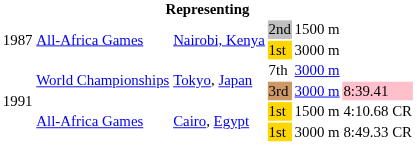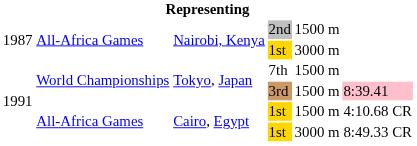(317, 70) 3000 m -> (317, 70) 1500 m
(317, 91) 3000 m -> (317, 91) 1500 m
